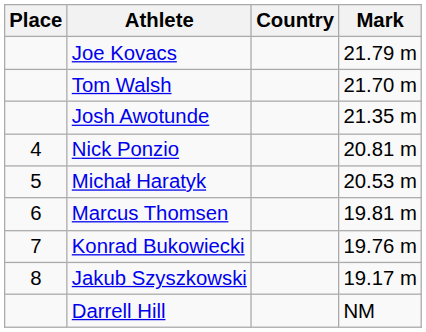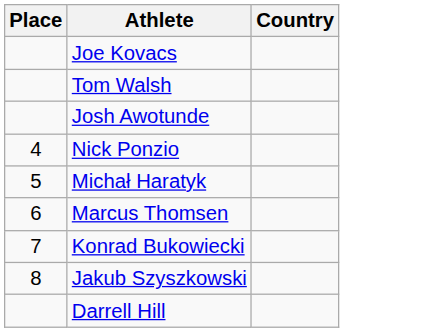- column: (380, 20)
